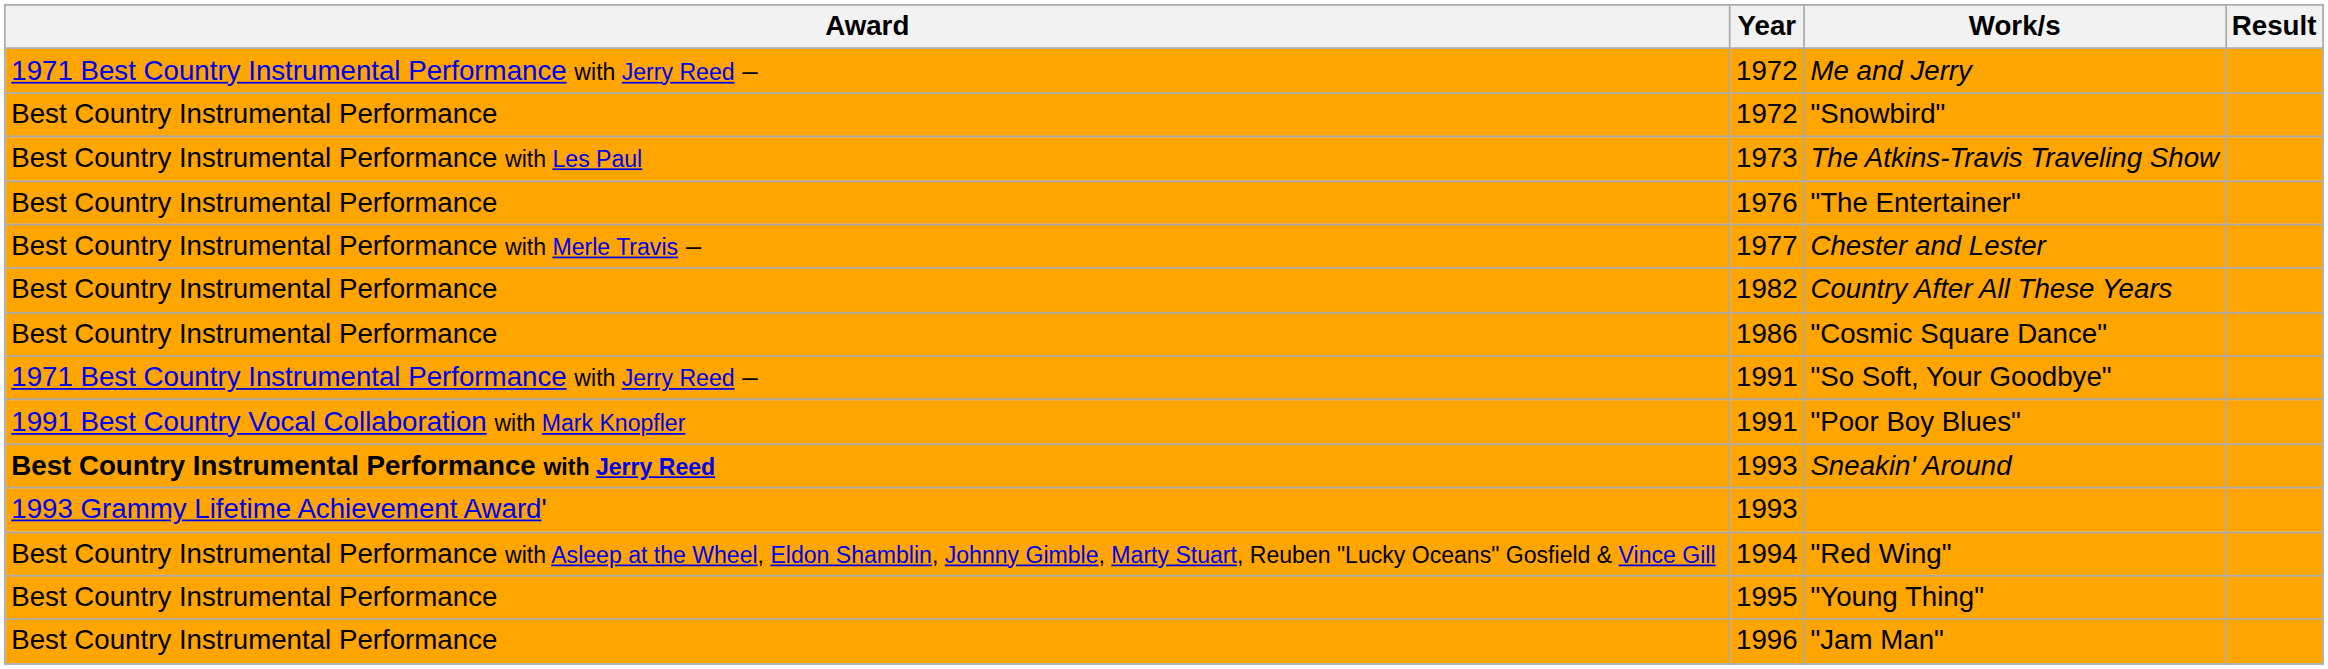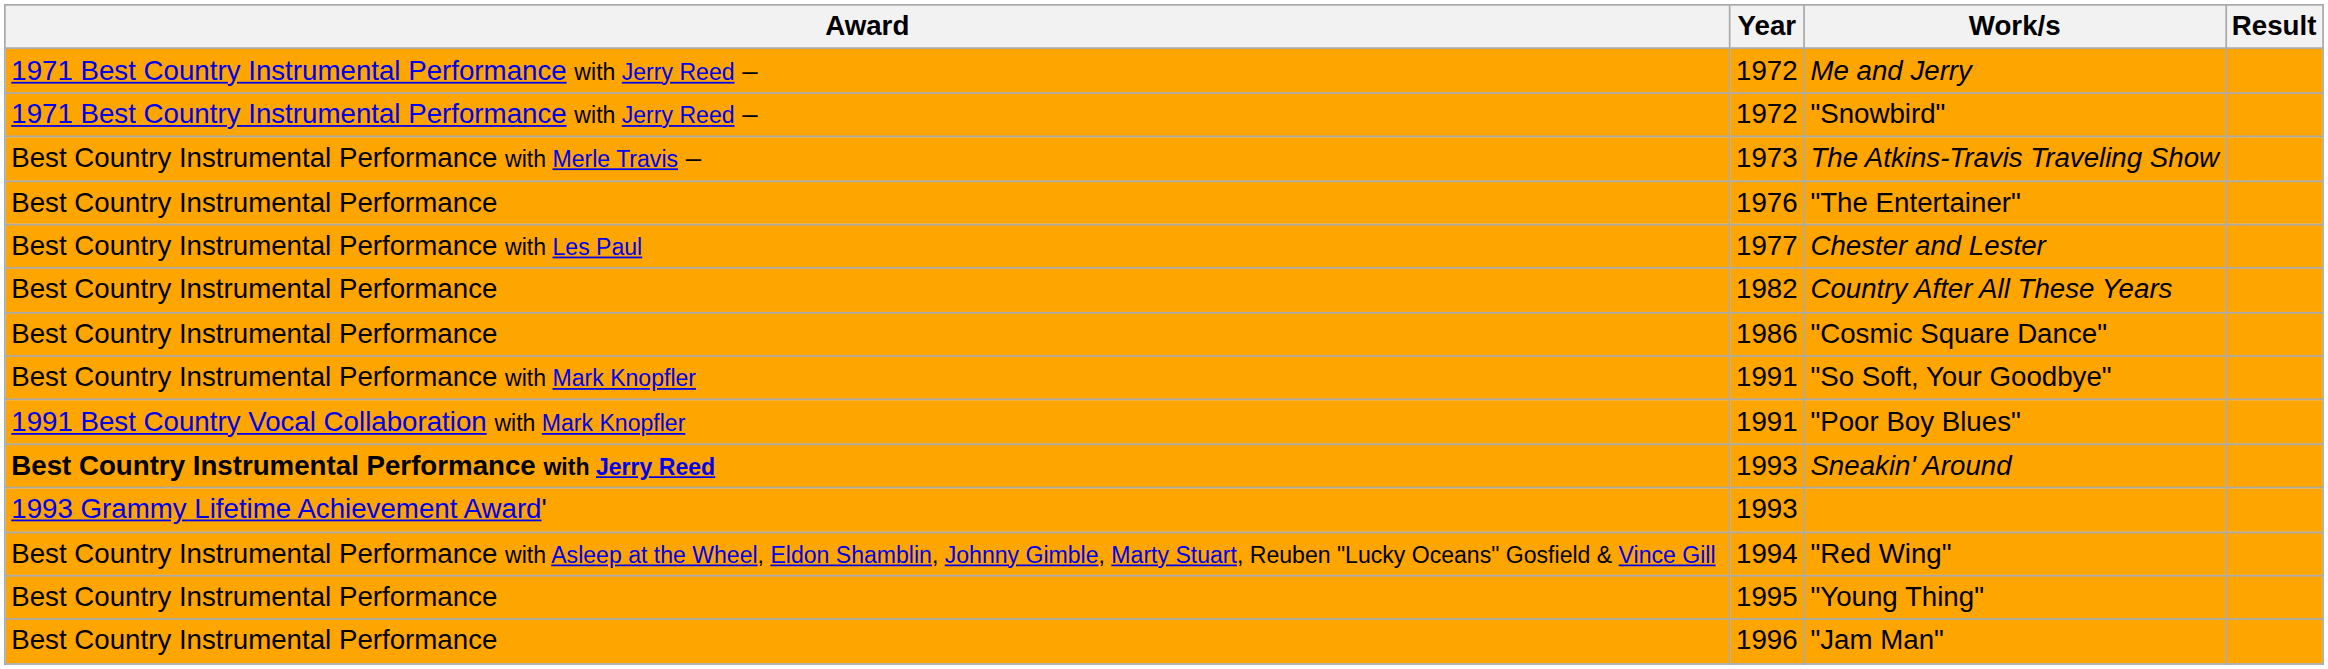(254, 114) Best Country Instrumental Performance -> (384, 114) 1971 Best Country Instrumental Performance with Jerry Reed –
(331, 158) Best Country Instrumental Performance with Les Paul -> (356, 158) Best Country Instrumental Performance with Merle Travis –
(356, 245) Best Country Instrumental Performance with Merle Travis – -> (331, 245) Best Country Instrumental Performance with Les Paul
(384, 377) 1971 Best Country Instrumental Performance with Jerry Reed – -> (357, 377) Best Country Instrumental Performance with Mark Knopfler
